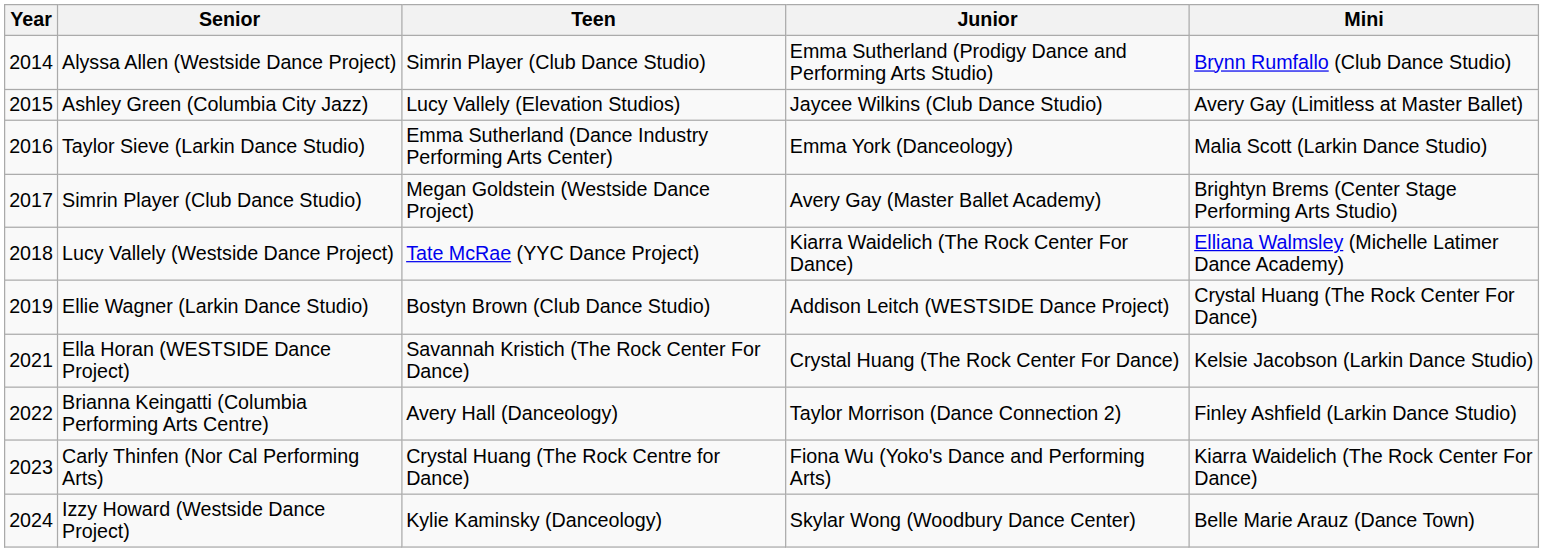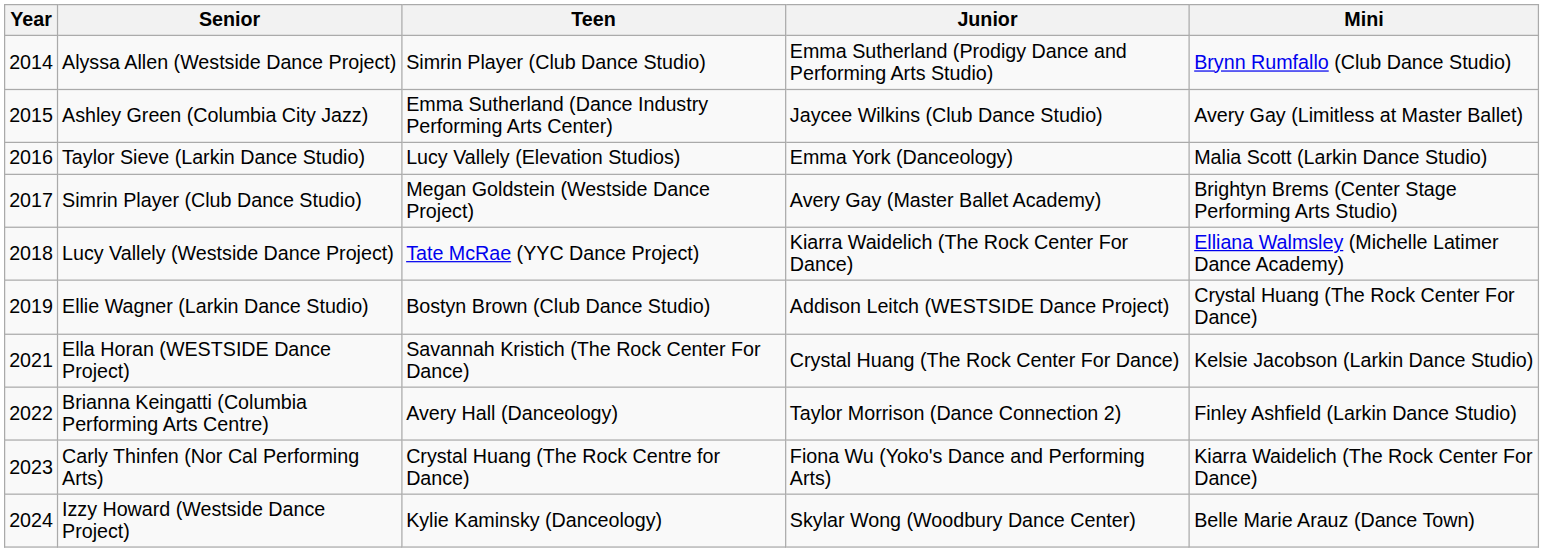(543, 104) Lucy Vallely (Elevation Studios) -> (557, 115) Emma Sutherland (Dance Industry Performing Arts Center)
(557, 146) Emma Sutherland (Dance Industry Performing Arts Center) -> (543, 158) Lucy Vallely (Elevation Studios)
